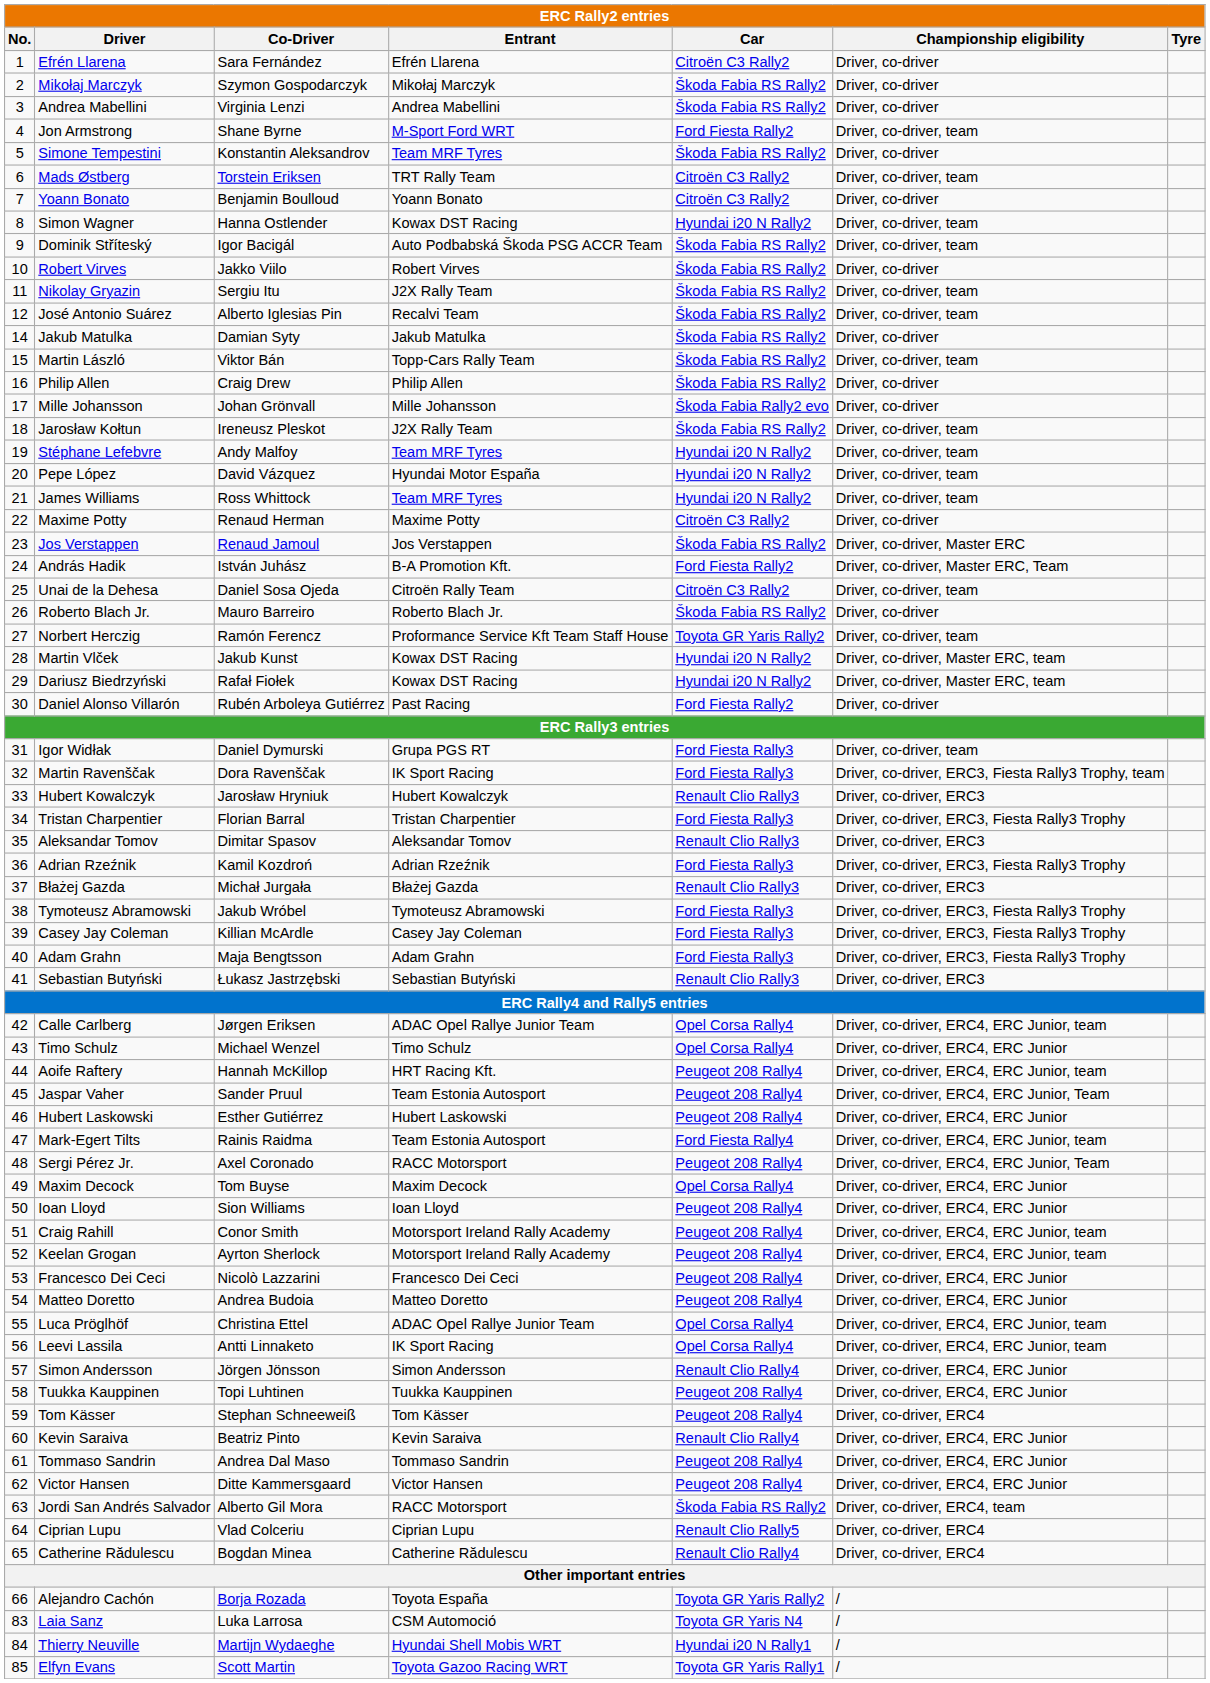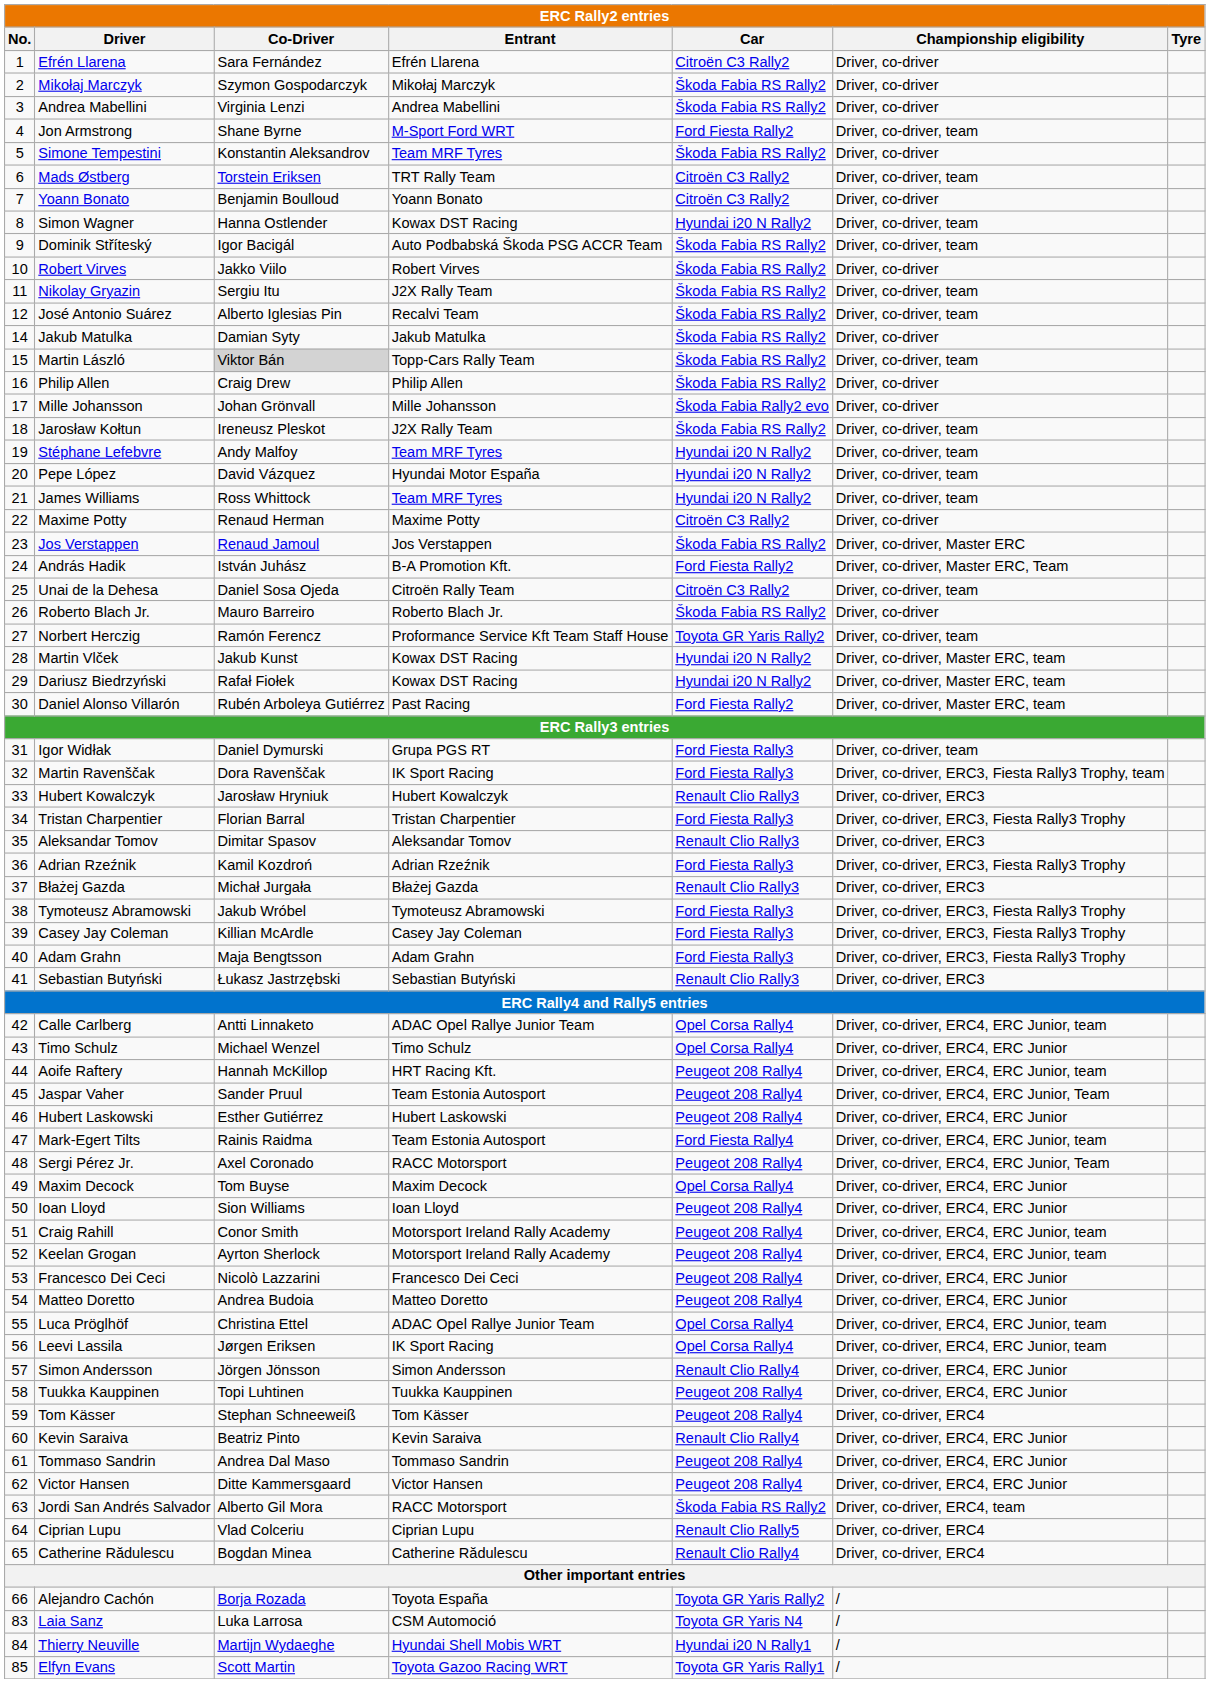(251, 360) no background -> (251, 360) lightgrey background
(887, 704) Driver, co-driver -> (951, 704) Driver, co-driver, Master ERC, team
(266, 1025) Jørgen Eriksen -> (266, 1025) Antti Linnaketo
(266, 1346) Antti Linnaketo -> (266, 1346) Jørgen Eriksen
